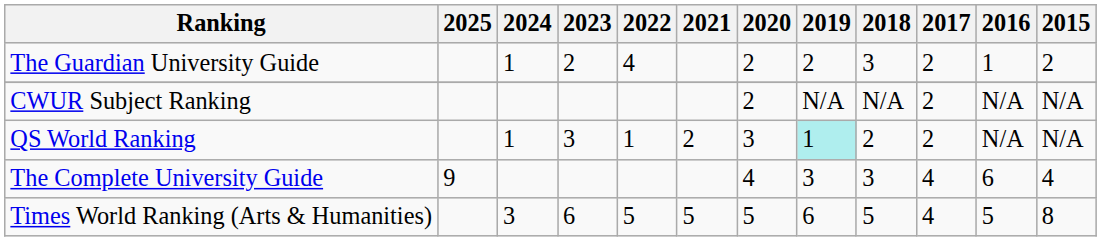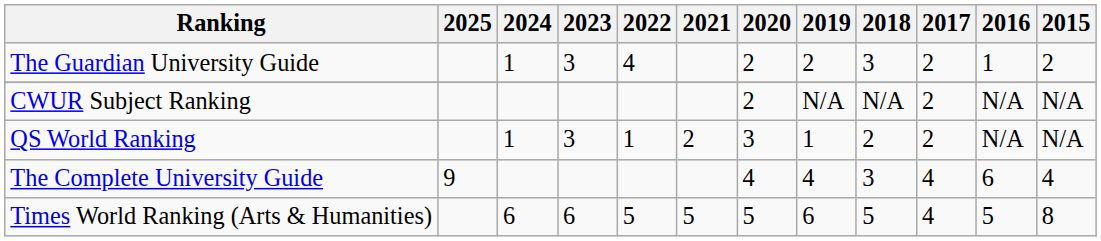(569, 62) 2 -> (569, 62) 3
(808, 139) paleturquoise background -> (808, 139) no background
(808, 178) 3 -> (808, 178) 4
(509, 216) 3 -> (509, 216) 6
